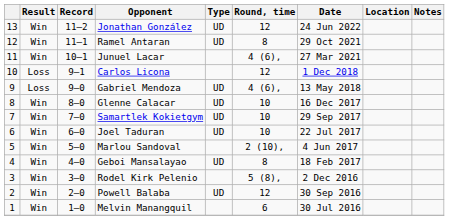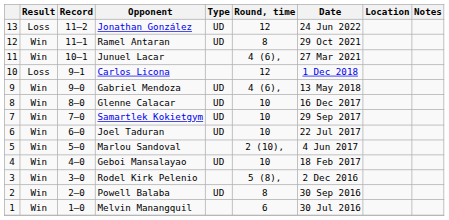(39, 27) Win -> (39, 27) Loss
(39, 87) Loss -> (39, 87) Win
(265, 162) 8 -> (265, 162) 10
(265, 192) 12 -> (265, 192) 8
